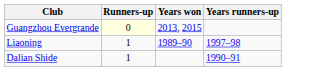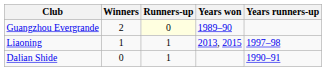+ column: (121, 12)
(180, 27) 2013, 2015 -> (215, 27) 1989–90
(175, 43) 1989–90 -> (220, 43) 2013, 2015
